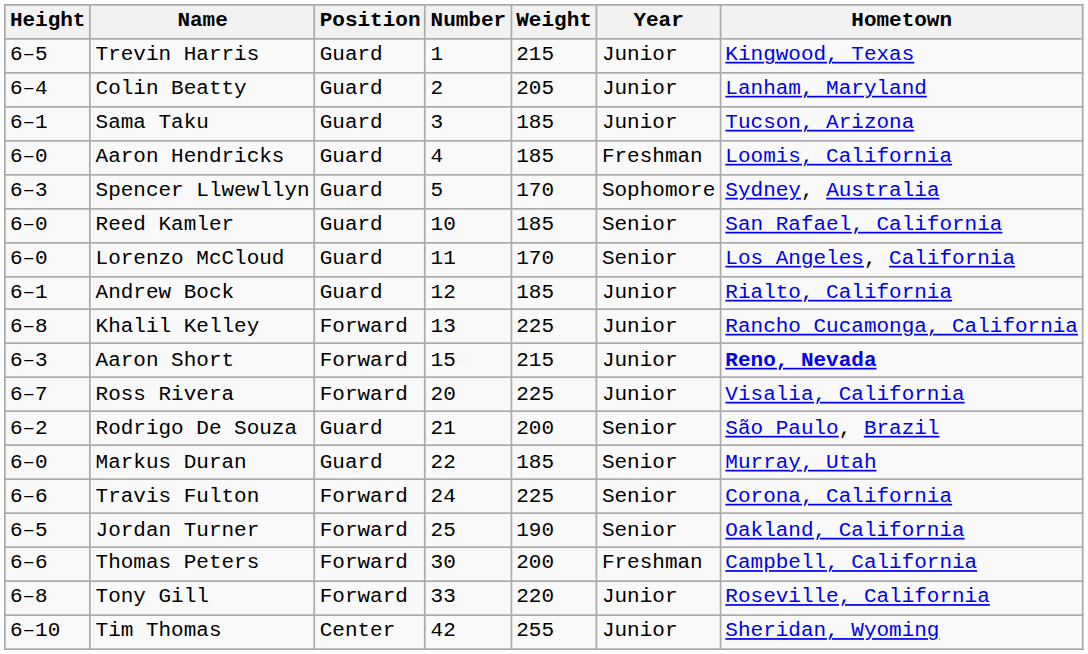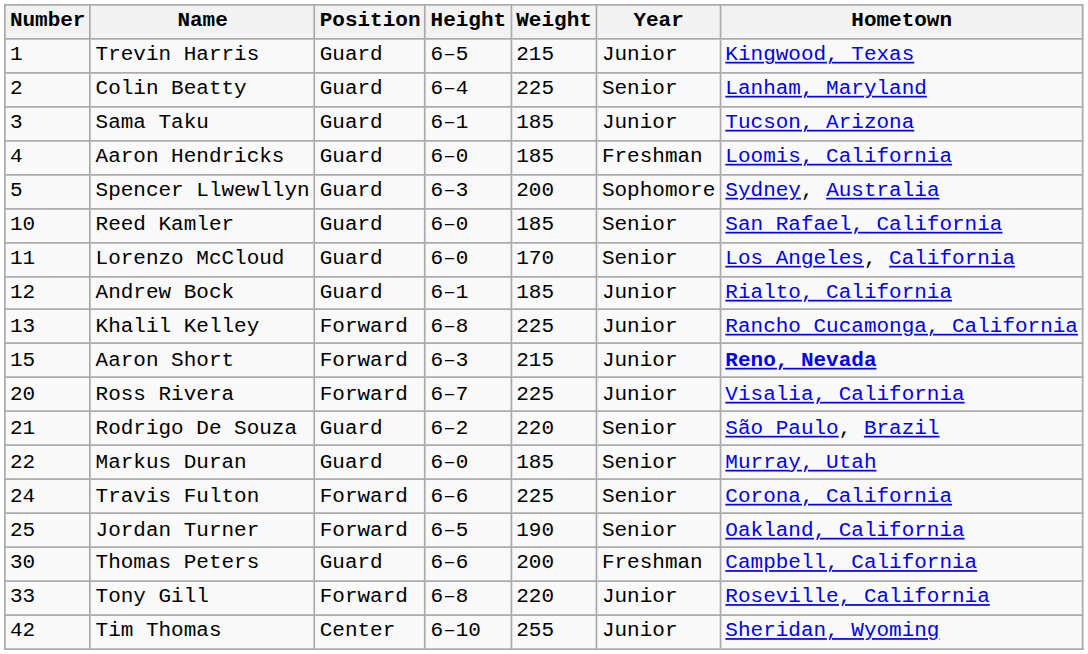columns swapped: (468, 22) <-> (48, 22)
(535, 90) 205 -> (535, 90) 225
(640, 90) Junior -> (640, 90) Senior
(535, 192) 170 -> (535, 192) 200
(535, 429) 200 -> (535, 429) 220
(364, 564) Forward -> (351, 564) Guard
